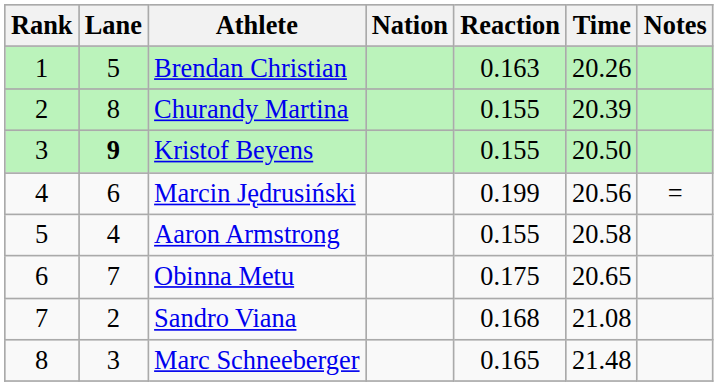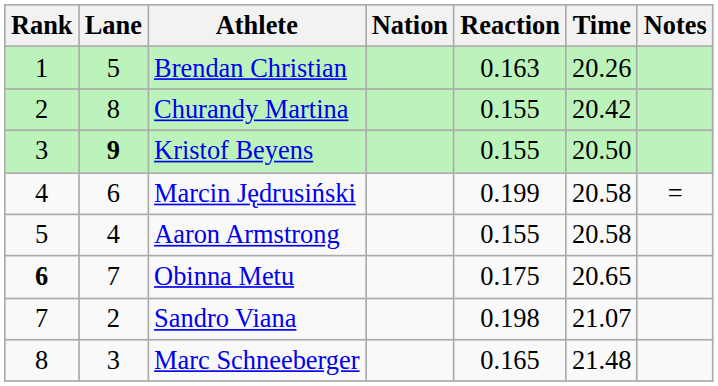(602, 109) 20.39 -> (602, 109) 20.42
(602, 192) 20.56 -> (602, 192) 20.58
(42, 276) normal -> (42, 276) bold
(510, 318) 0.168 -> (510, 318) 0.198
(602, 318) 21.08 -> (602, 318) 21.07
